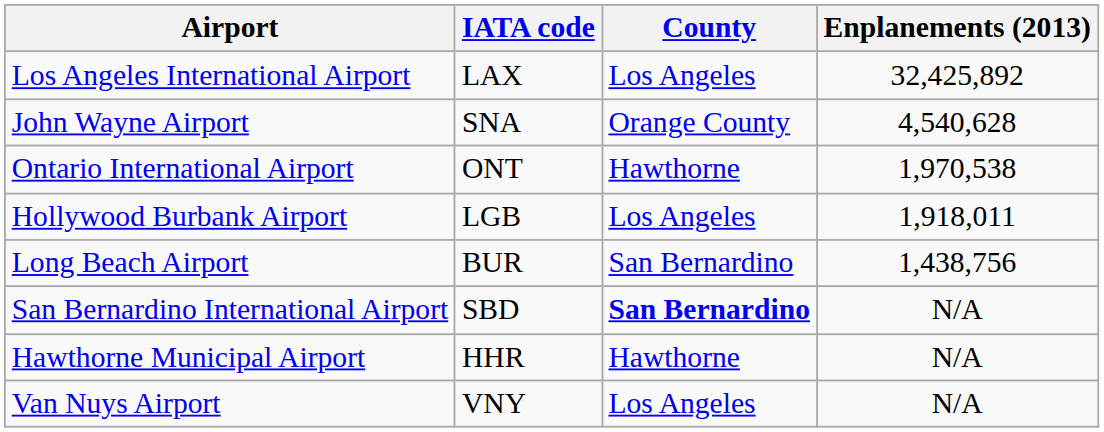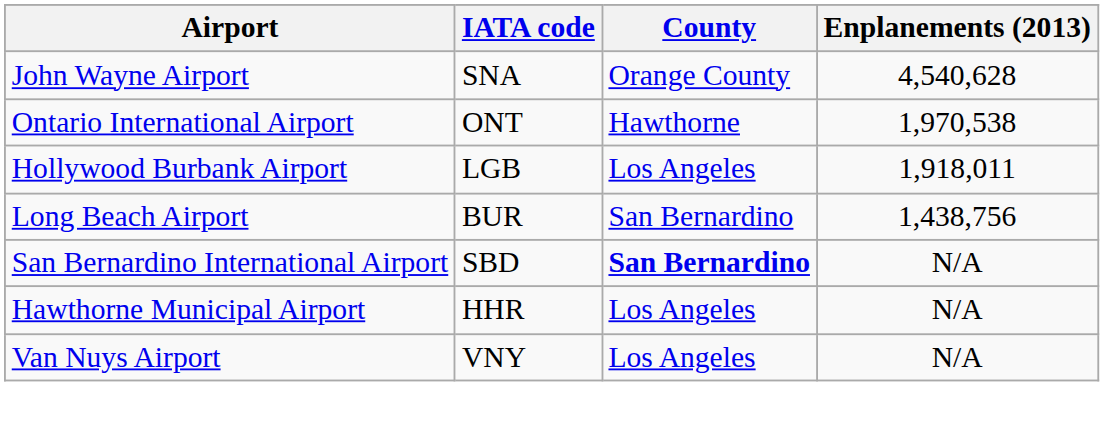- row: (211, 74)
(674, 356) Hawthorne -> (682, 309) Los Angeles
